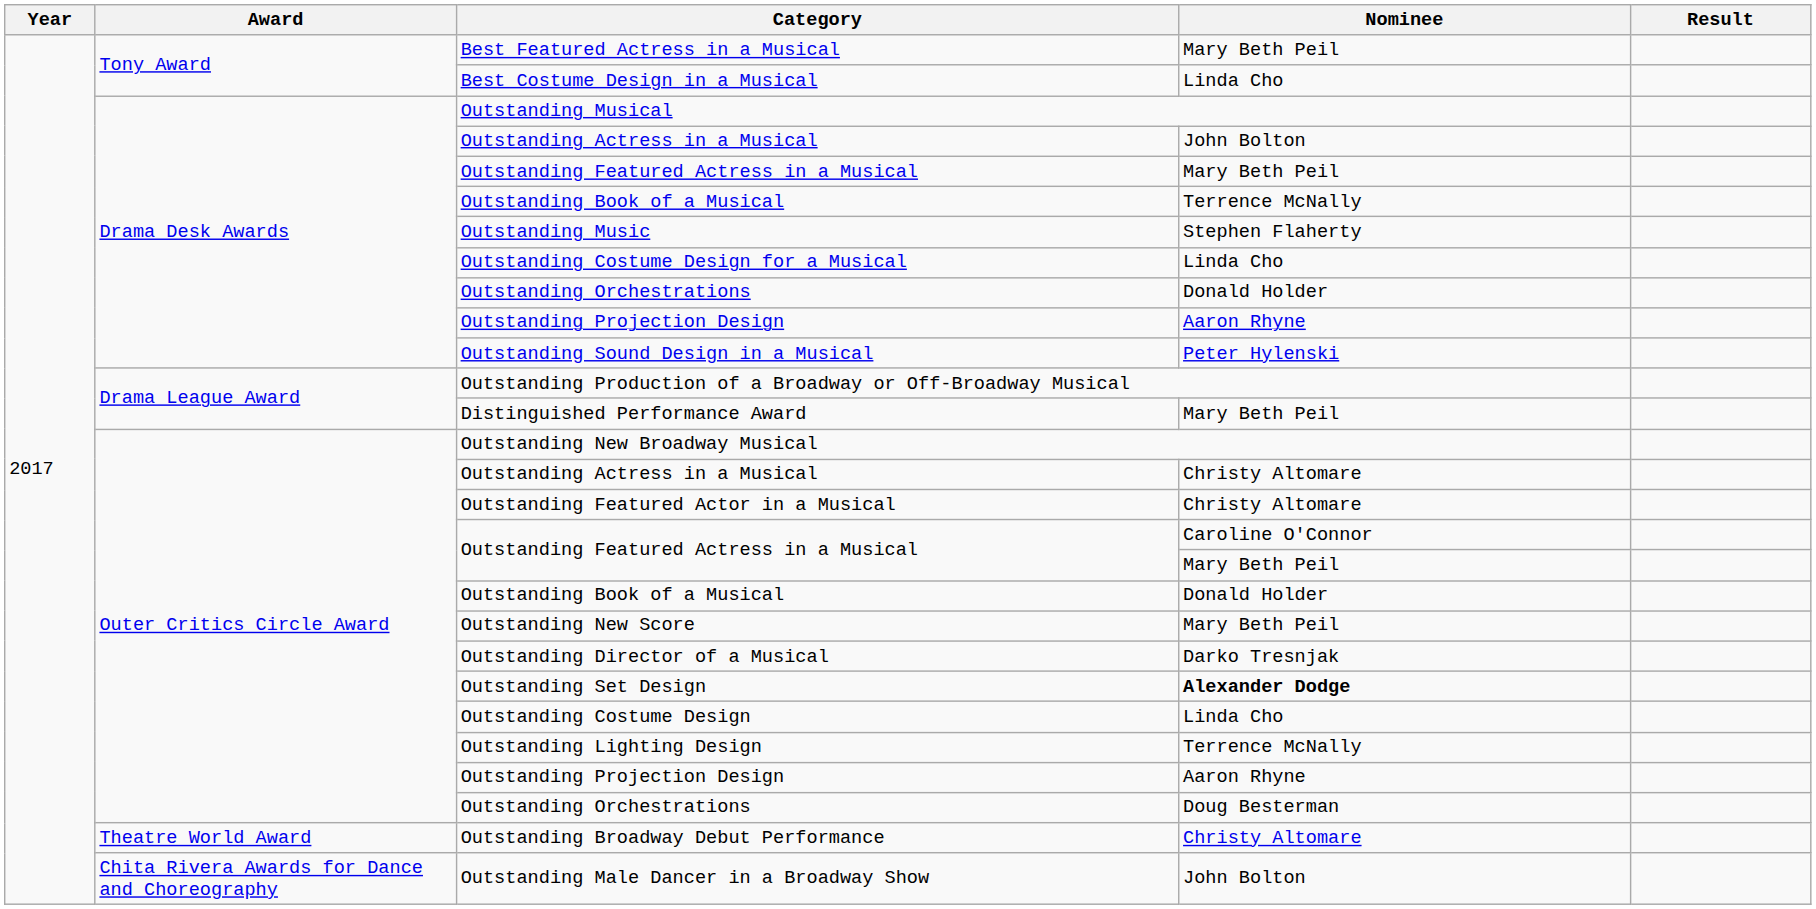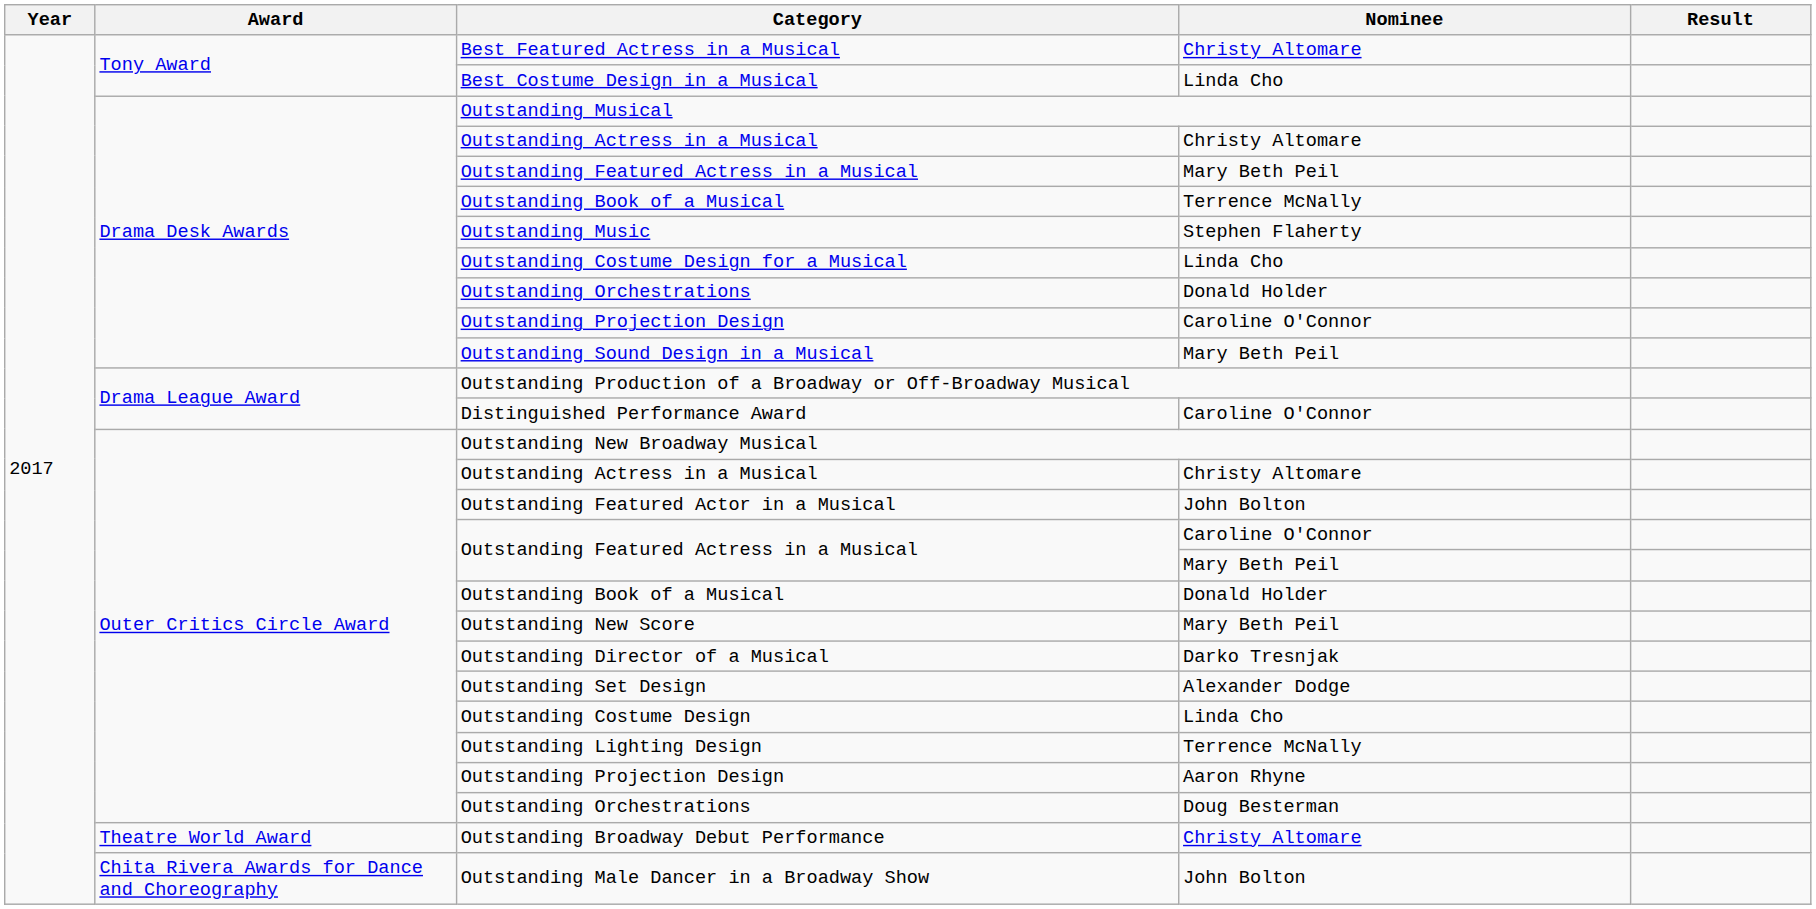(1261, 50) Mary Beth Peil -> (1272, 50) Christy Altomare
(1244, 141) John Bolton -> (1272, 141) Christy Altomare
(1244, 323) Aaron Rhyne -> (1278, 323) Caroline O'Connor
(1261, 353) Peter Hylenski -> (1261, 353) Mary Beth Peil
(1261, 414) Mary Beth Peil -> (1278, 414) Caroline O'Connor
(1272, 505) Christy Altomare -> (1244, 505) John Bolton
(1267, 686) bold -> (1267, 686) normal
